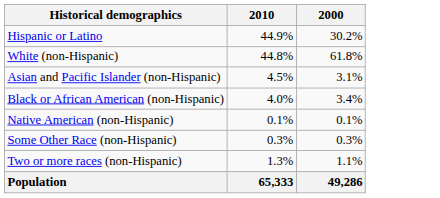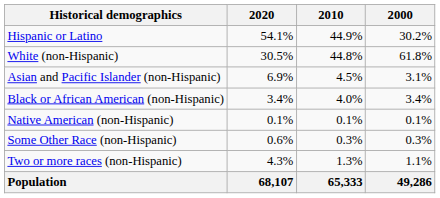+ column: (262, 15)
